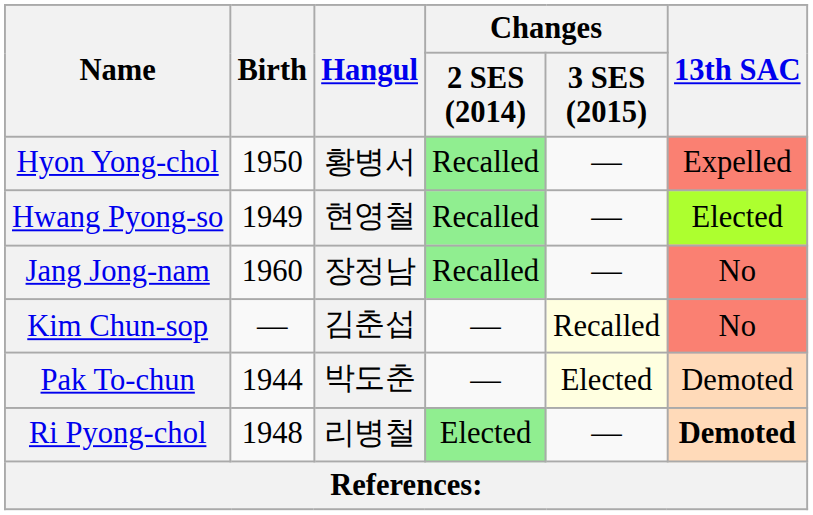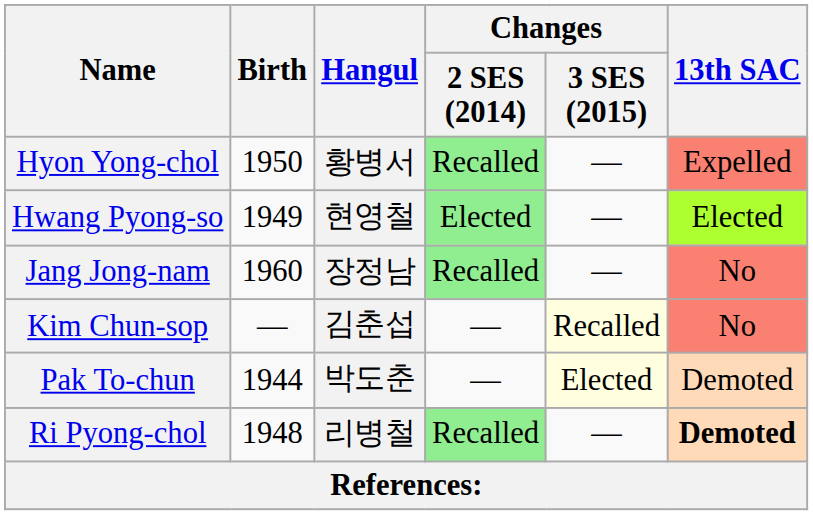(486, 217) Recalled -> (486, 217) Elected
(486, 433) Elected -> (486, 433) Recalled
